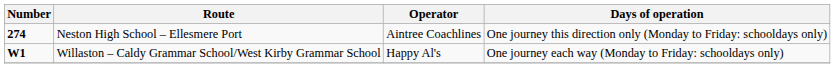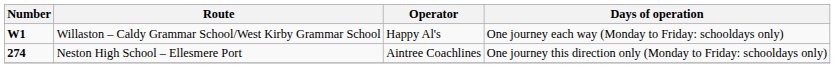rows swapped: (149, 33) <-> (219, 53)
